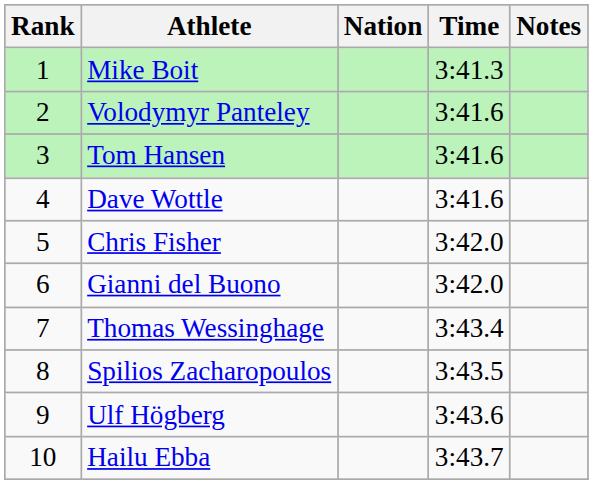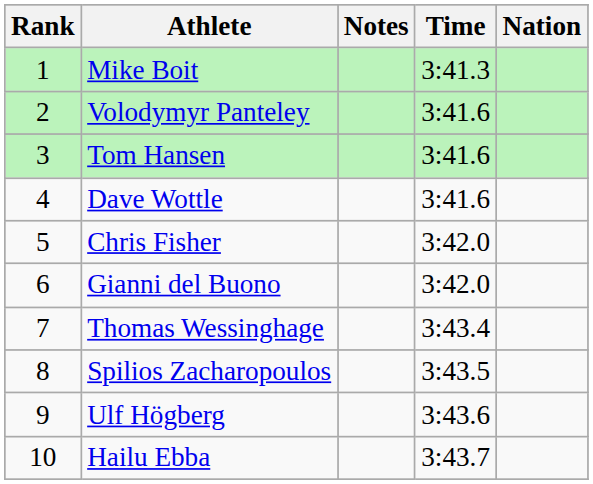columns swapped: (383, 26) <-> (549, 26)
